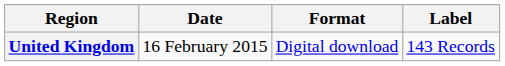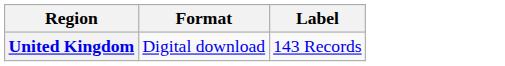- column: (205, 18)
